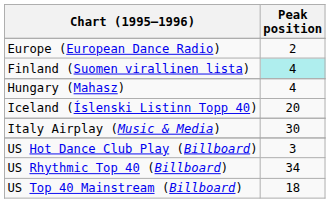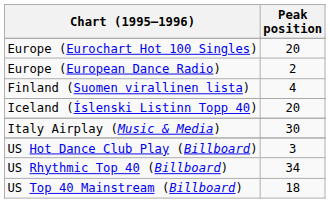+ row: (132, 48)
(293, 68) paleturquoise background -> (293, 88) no background
- row: (66, 88)
